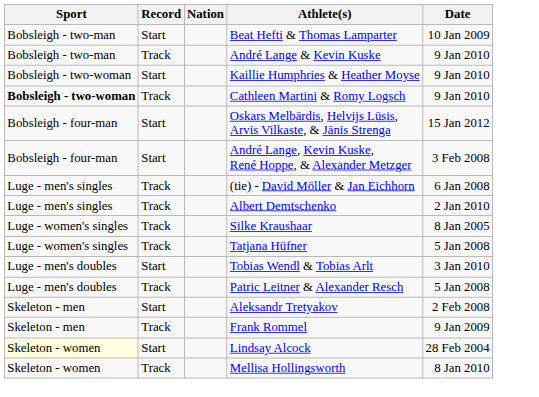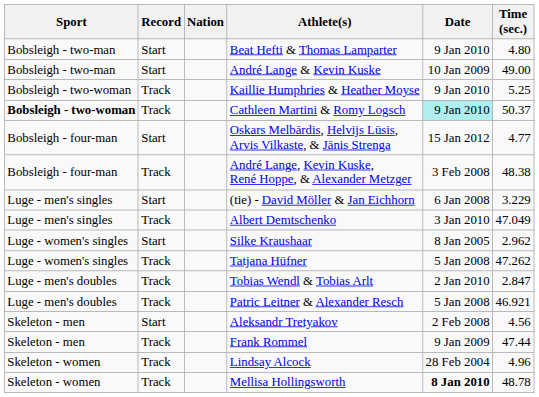+ column: (513, 21)
(459, 34) 10 Jan 2009 -> (462, 49) 9 Jan 2010
(156, 55) Track -> (153, 69) Start
(462, 55) 9 Jan 2010 -> (459, 69) 10 Jan 2009
(153, 75) Start -> (156, 89) Track
(462, 95) no background -> (462, 110) paleturquoise background
(153, 158) Start -> (156, 172) Track
(156, 185) Track -> (153, 199) Start
(462, 205) 2 Jan 2010 -> (462, 220) 3 Jan 2010
(156, 226) Track -> (153, 240) Start
(153, 266) Start -> (156, 281) Track
(462, 266) 3 Jan 2010 -> (462, 281) 2 Jan 2010
(54, 347) lightyellow background -> (54, 362) no background
(153, 347) Start -> (156, 362) Track
(462, 368) normal -> (460, 382) bold
